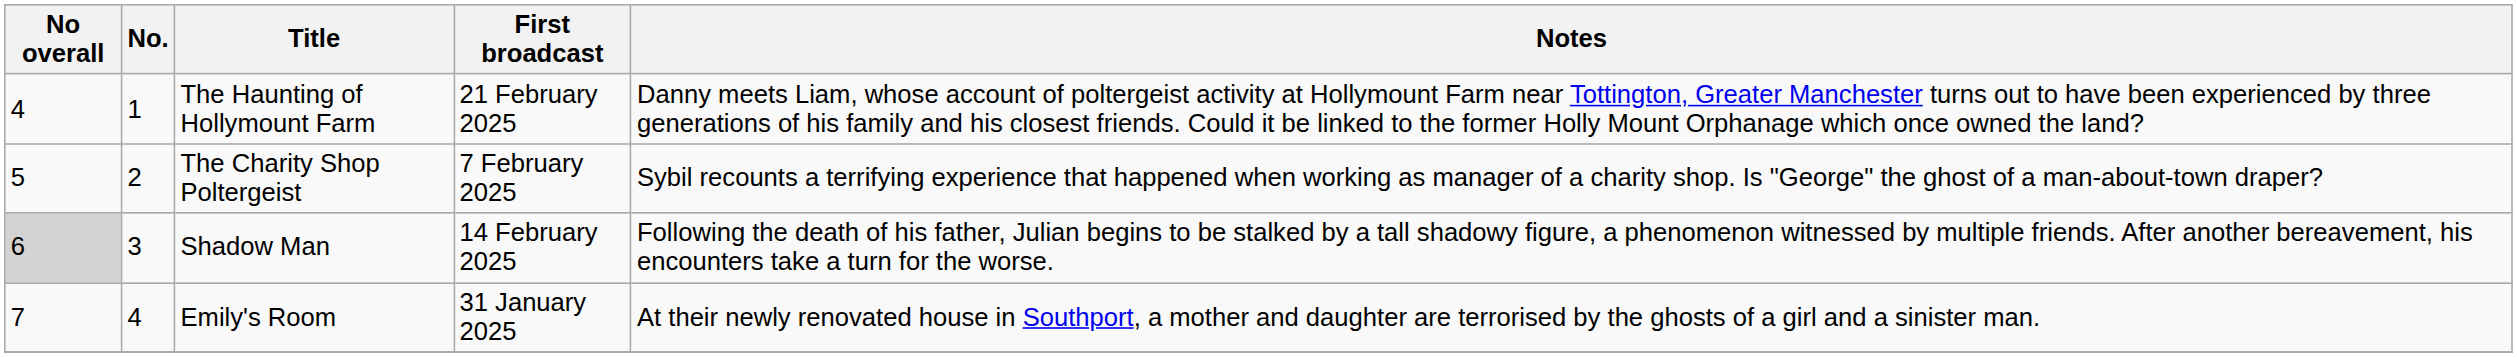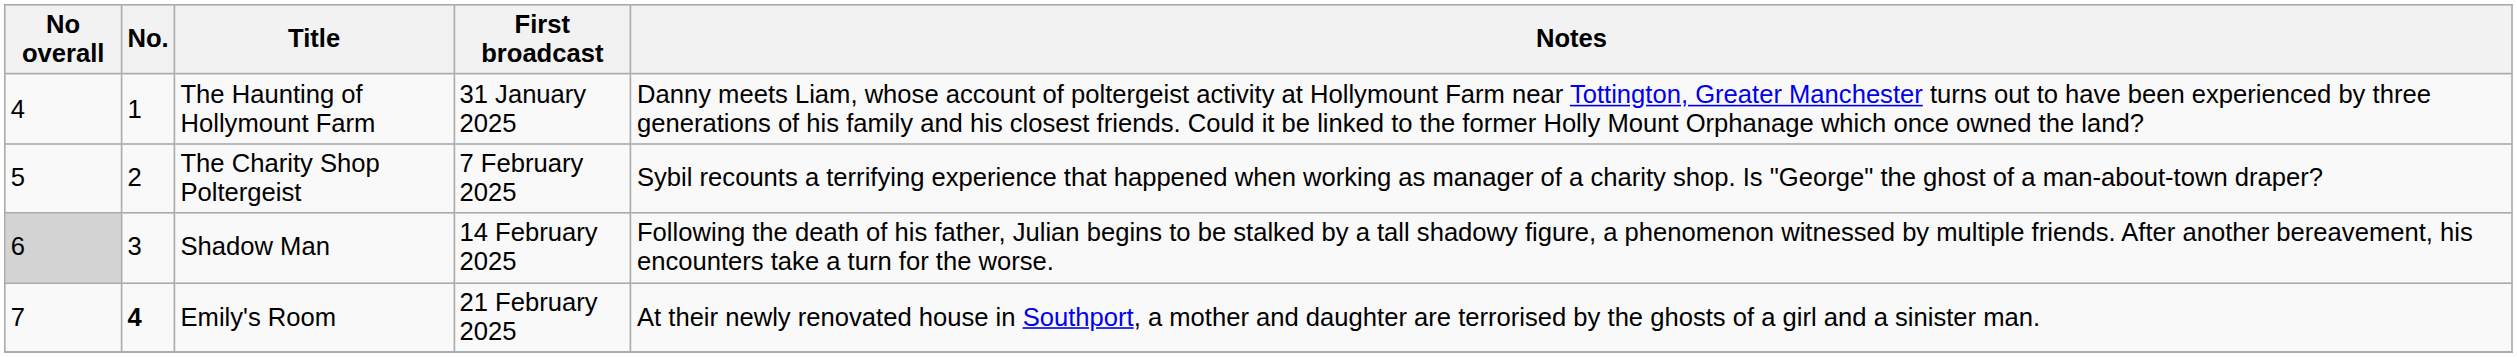(529, 108) 21 February 2025 -> (523, 108) 31 January 2025
(135, 316) normal -> (135, 316) bold
(523, 316) 31 January 2025 -> (529, 316) 21 February 2025
